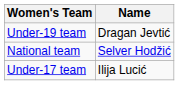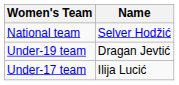rows swapped: (44, 51) <-> (47, 32)
